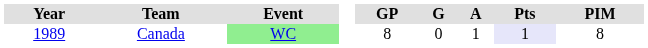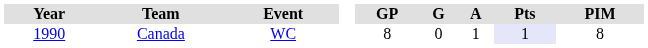(49, 34) 1989 -> (49, 34) 1990
(283, 34) lightgreen background -> (283, 34) no background
